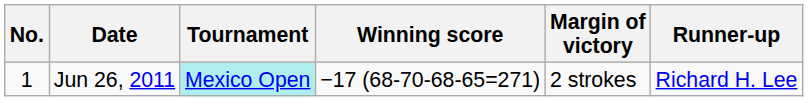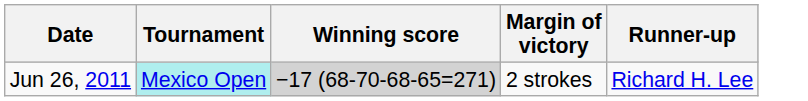- column: (27, 34)
(430, 79) no background -> (386, 79) lightgrey background
